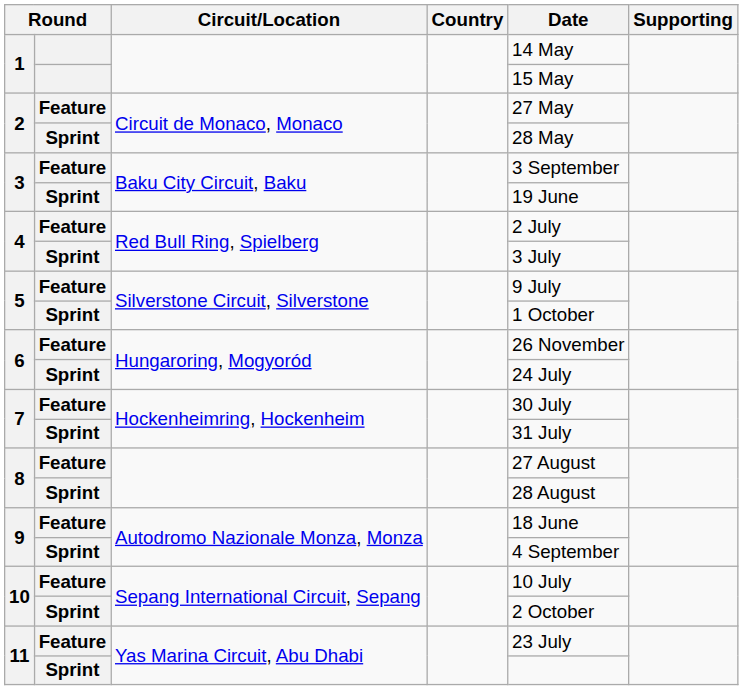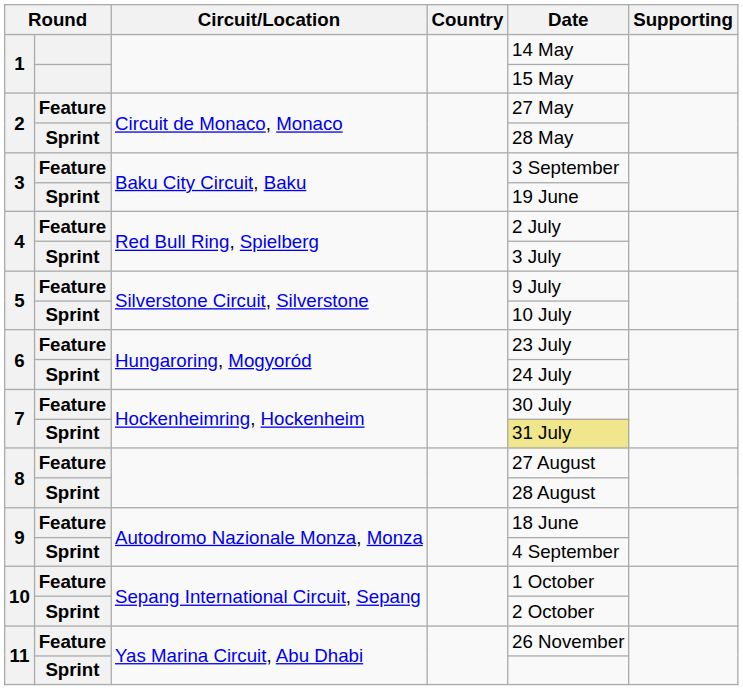(553, 316) 1 October -> (542, 316) 10 July
(568, 345) 26 November -> (542, 345) 23 July
(542, 434) no background -> (542, 434) khaki background
(542, 582) 10 July -> (553, 582) 1 October
(542, 641) 23 July -> (568, 641) 26 November
